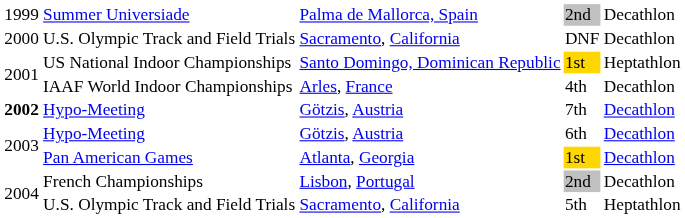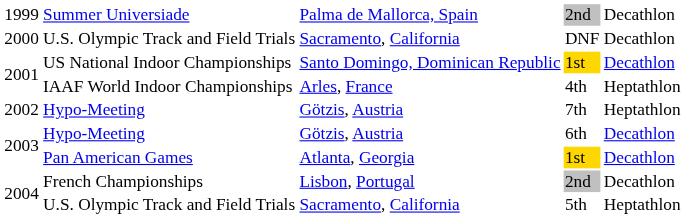(642, 62) Heptathlon -> (639, 62) Decathlon
(639, 86) Decathlon -> (642, 86) Heptathlon
(22, 109) bold -> (22, 109) normal
(639, 109) Decathlon -> (642, 109) Heptathlon
